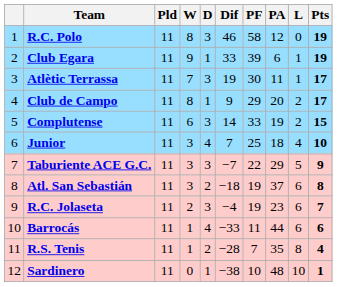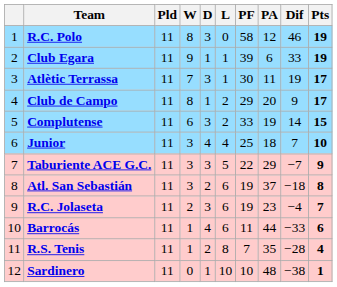columns swapped: (298, 15) <-> (229, 15)
